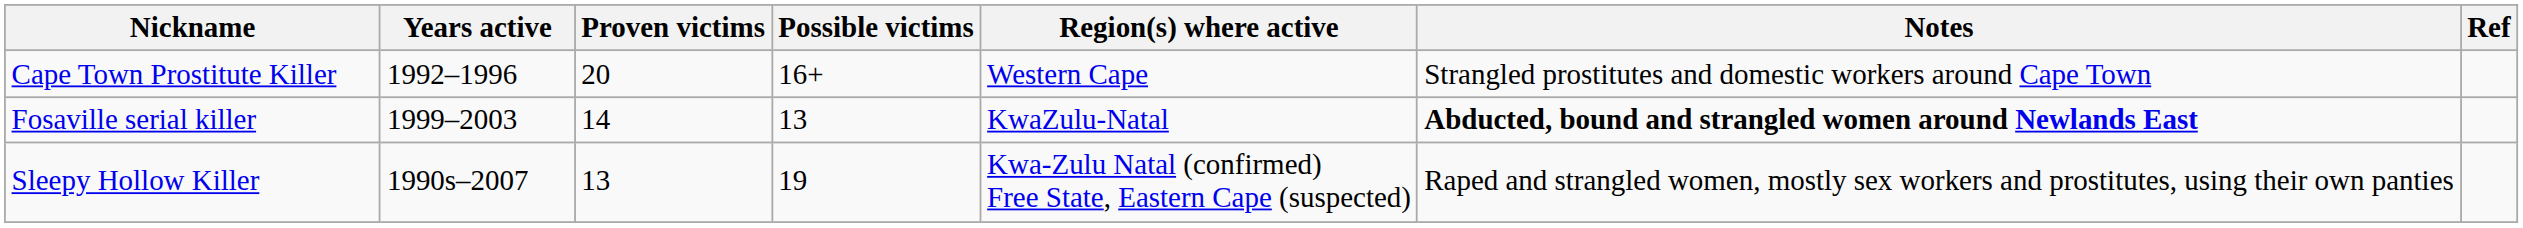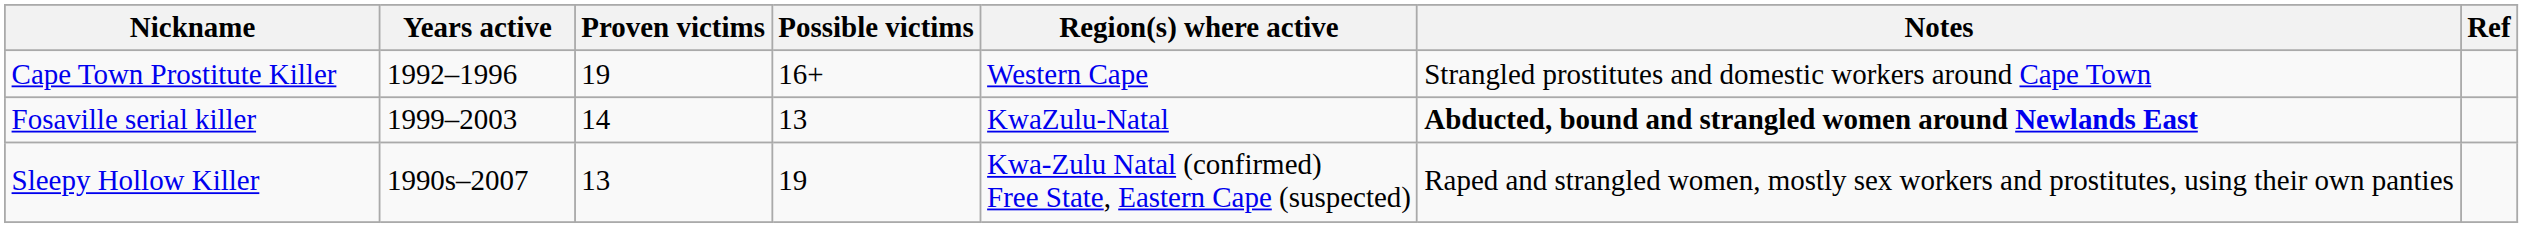(596, 73) 20 -> (596, 73) 19
